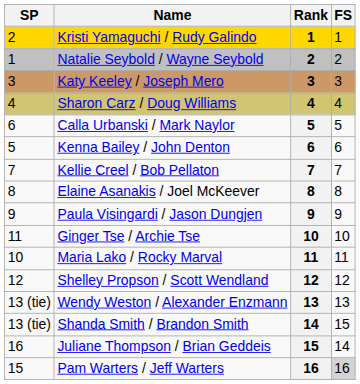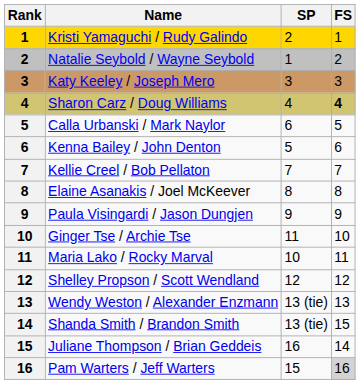columns swapped: (311, 15) <-> (29, 15)
(338, 103) normal -> (338, 103) bold
